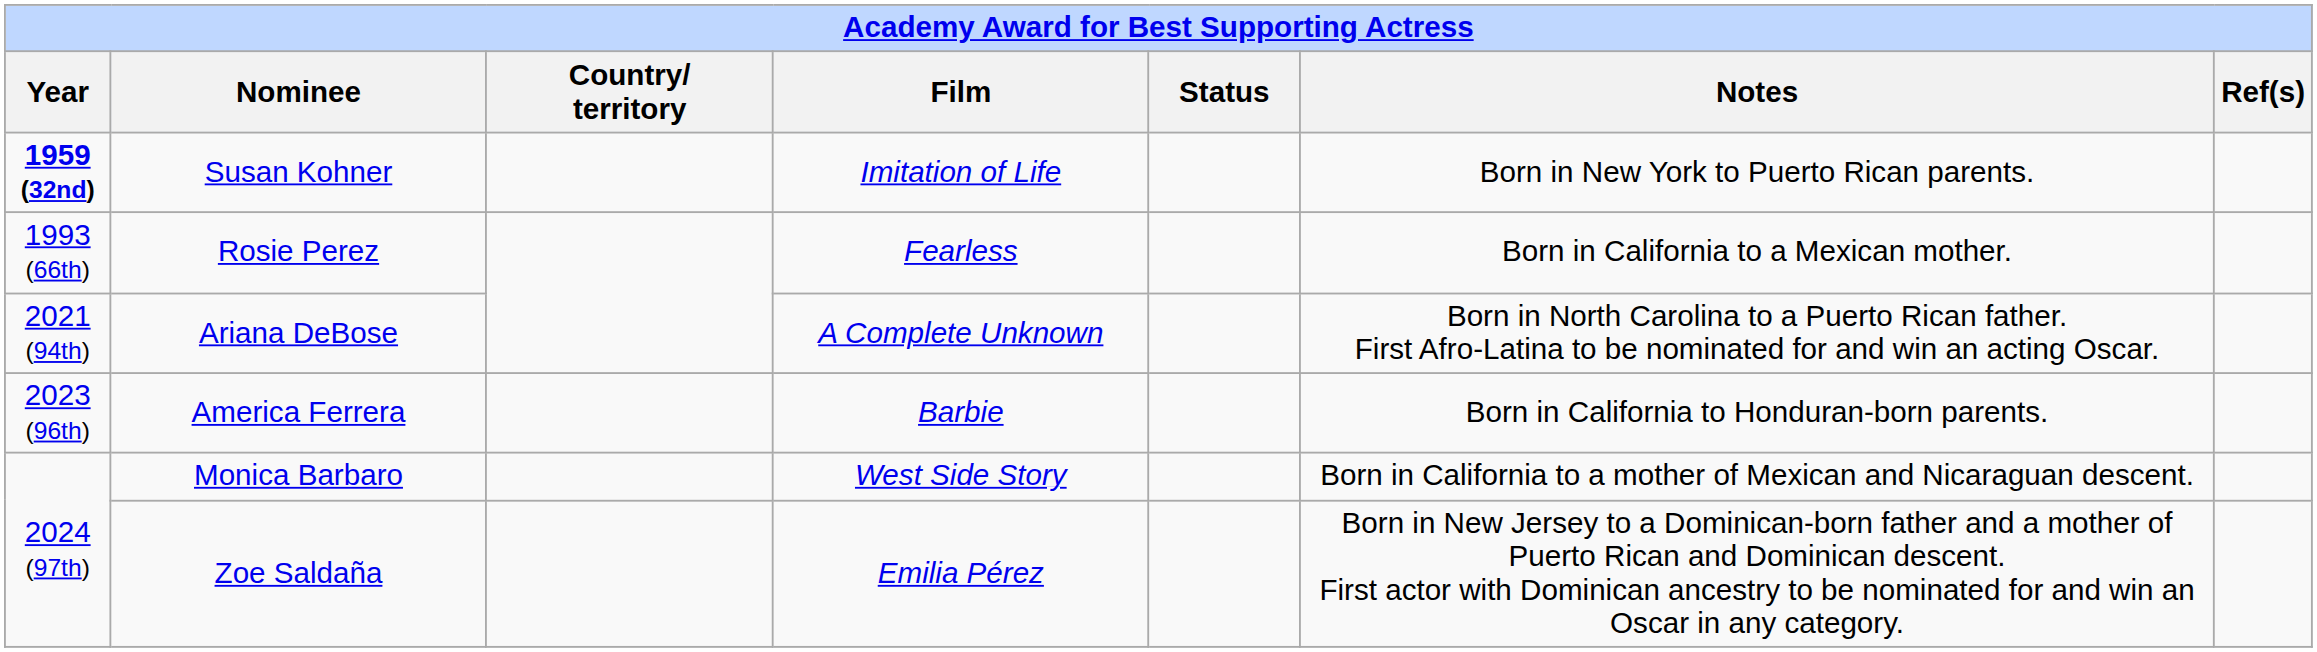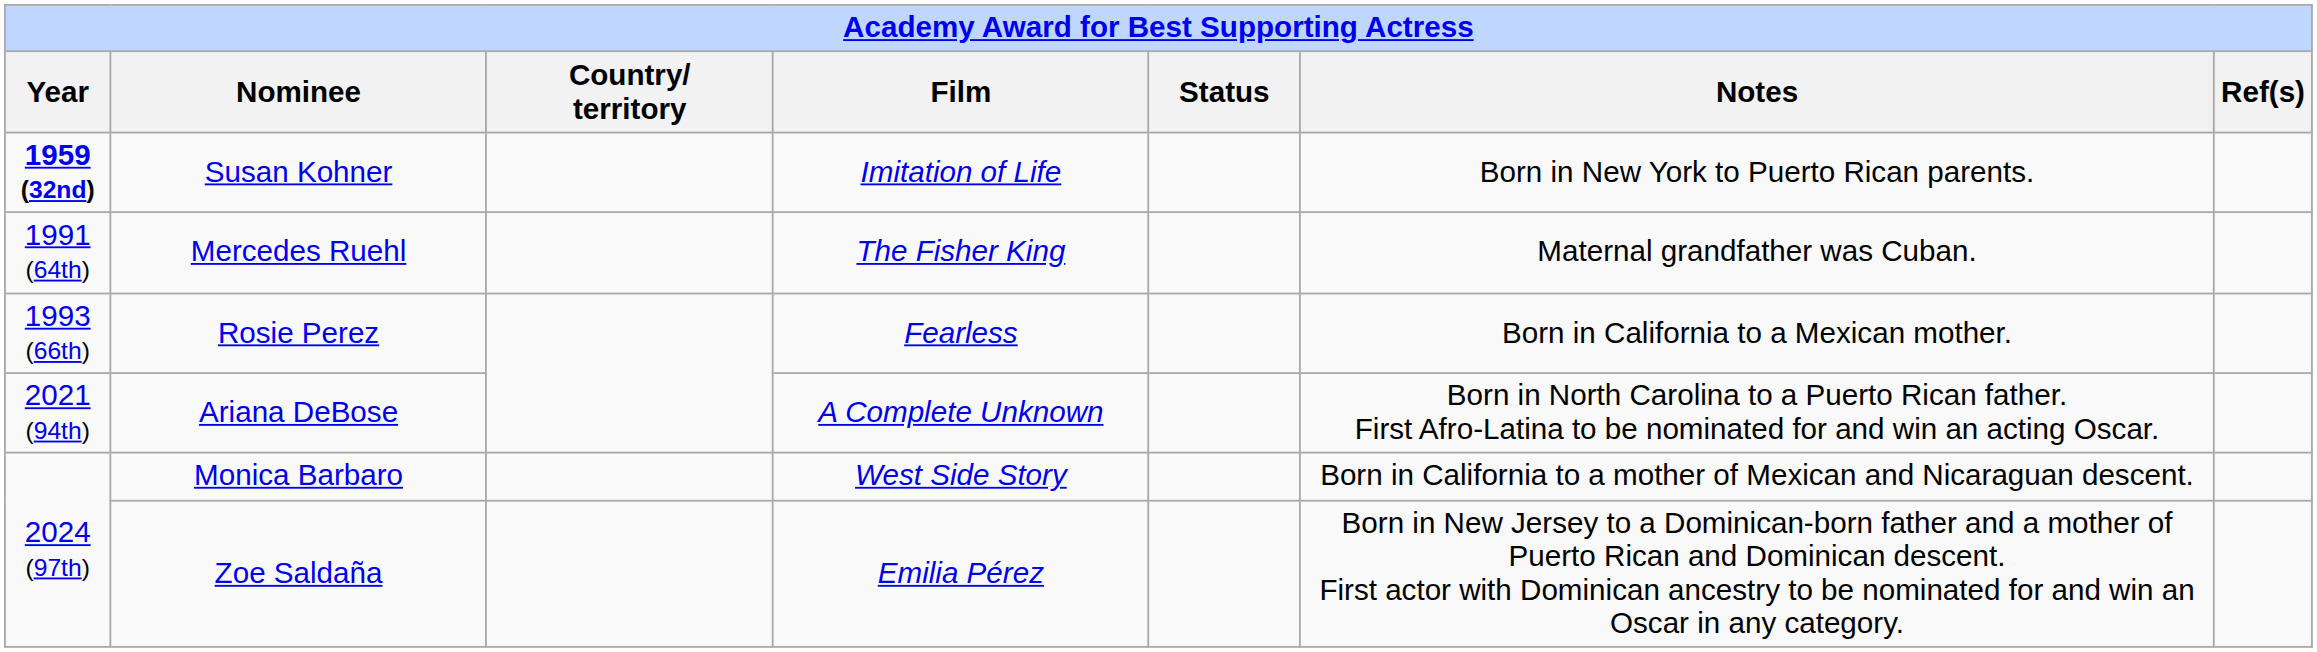+ row: (299, 252)
- row: (298, 412)
